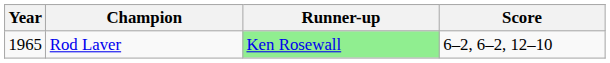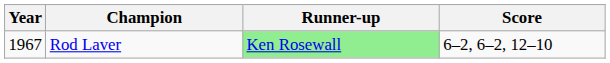(25, 44) 1965 -> (25, 44) 1967
